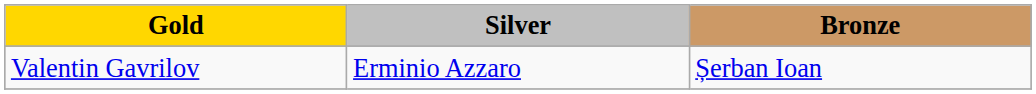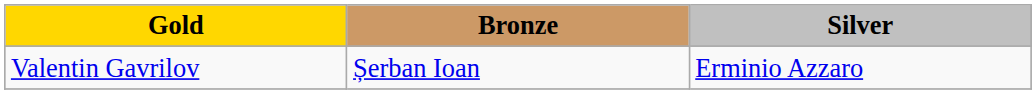columns swapped: (518, 25) <-> (860, 25)
